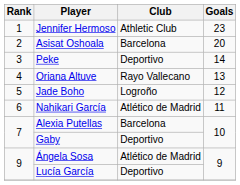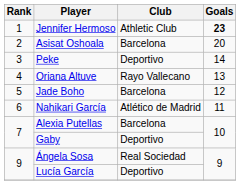(219, 28) normal -> (219, 28) bold
(139, 92) Logroño -> (143, 92) Barcelona
(160, 156) Atlético de Madrid -> (153, 156) Real Sociedad
